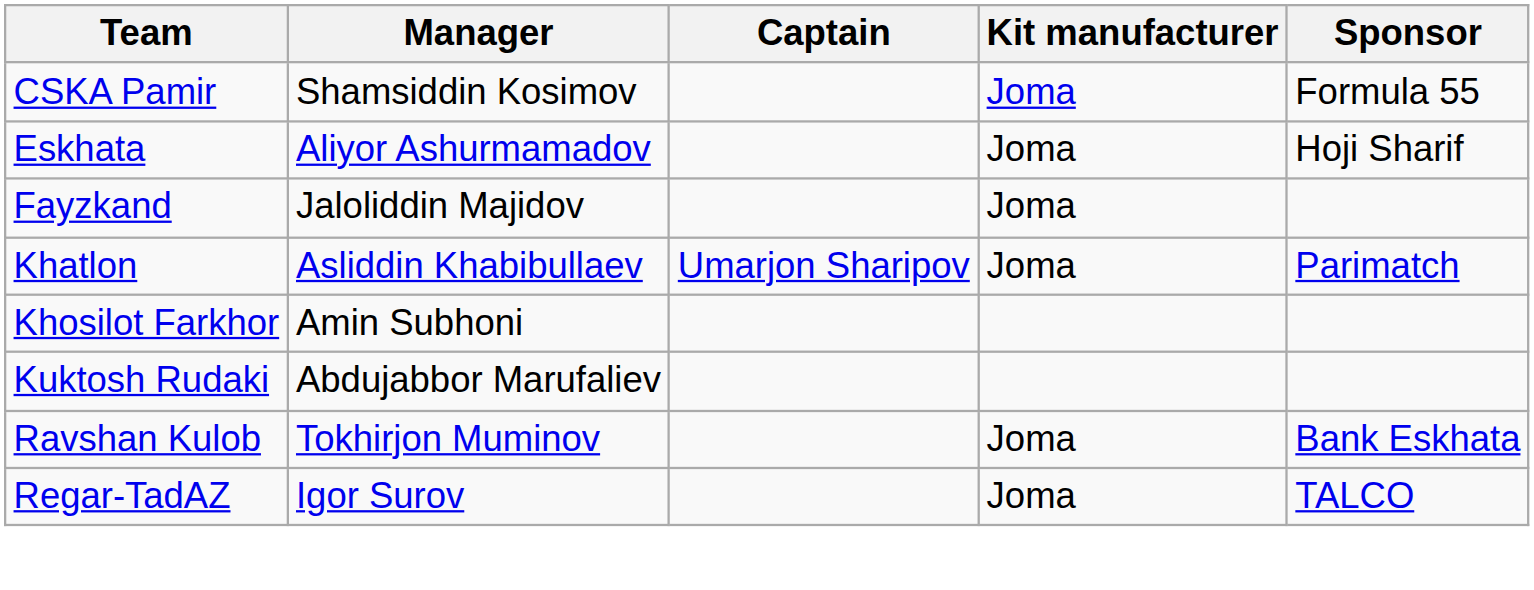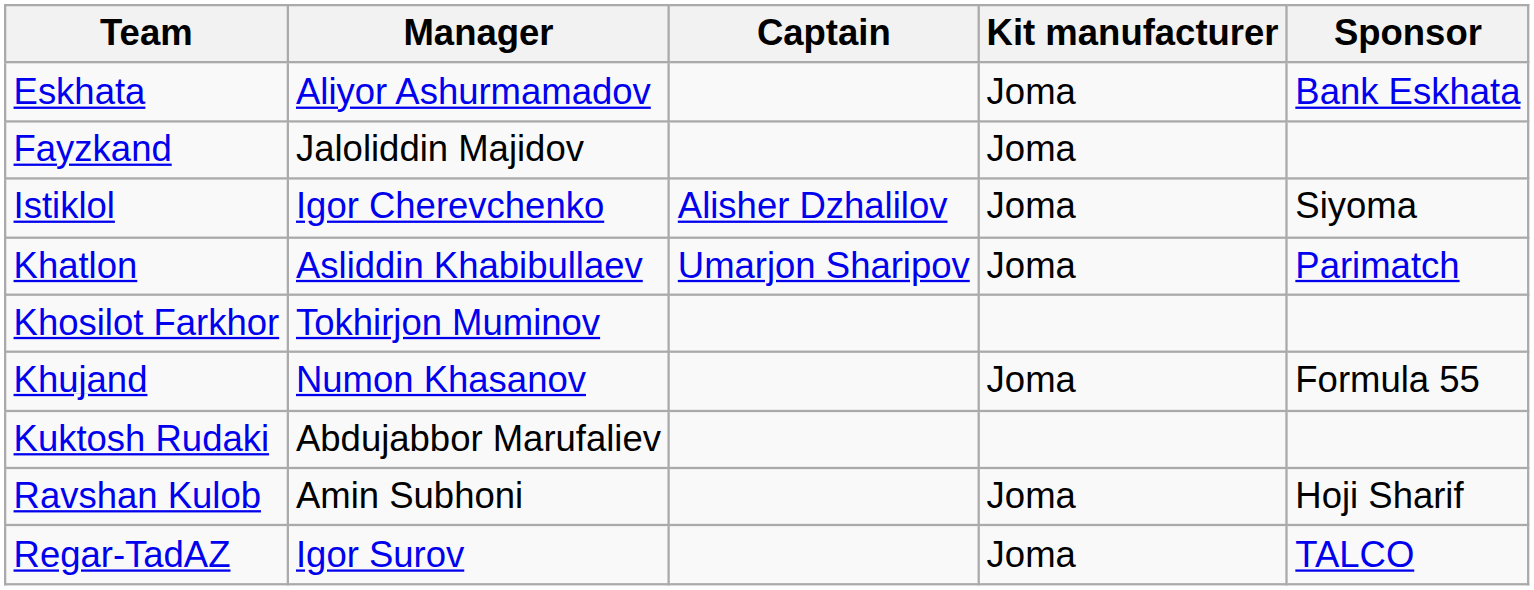- row: (115, 91)
(1379, 149) Hoji Sharif -> (1408, 91) Bank Eskhata
+ row: (64, 206)
(410, 322) Amin Subhoni -> (448, 322) Tokhirjon Muminov
+ row: (80, 380)
(448, 438) Tokhirjon Muminov -> (410, 496) Amin Subhoni
(1408, 438) Bank Eskhata -> (1379, 496) Hoji Sharif
